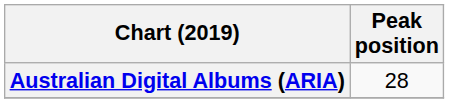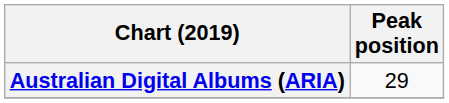(397, 80) 28 -> (397, 80) 29
